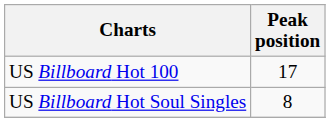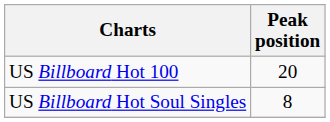(288, 71) 17 -> (288, 71) 20
